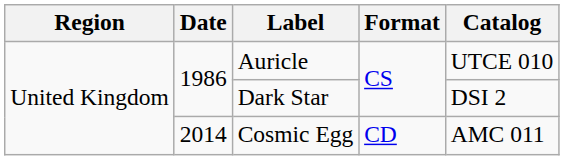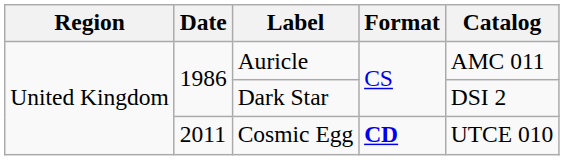(502, 60) UTCE 010 -> (498, 60) AMC 011
(203, 135) 2014 -> (203, 135) 2011
(380, 135) normal -> (381, 135) bold
(498, 135) AMC 011 -> (502, 135) UTCE 010
